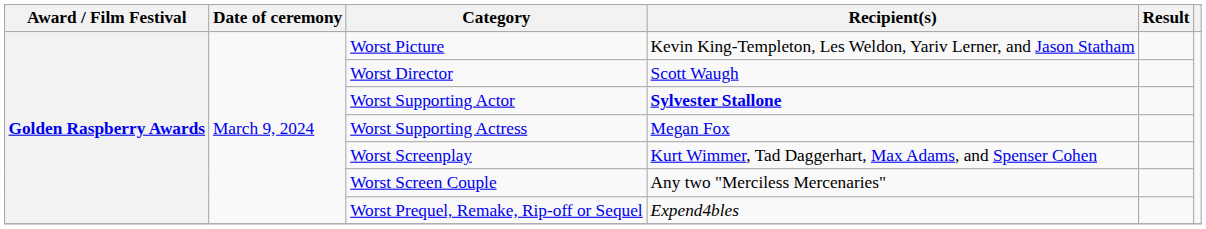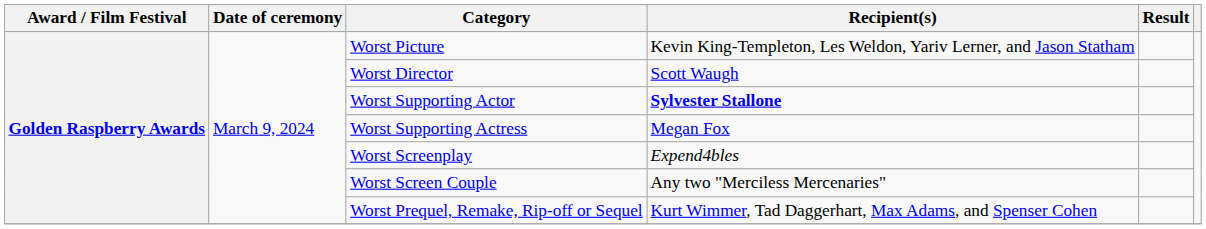(874, 155) Kurt Wimmer, Tad Daggerhart, Max Adams, and Spenser Cohen -> (695, 155) Expend4bles
(695, 210) Expend4bles -> (874, 210) Kurt Wimmer, Tad Daggerhart, Max Adams, and Spenser Cohen
